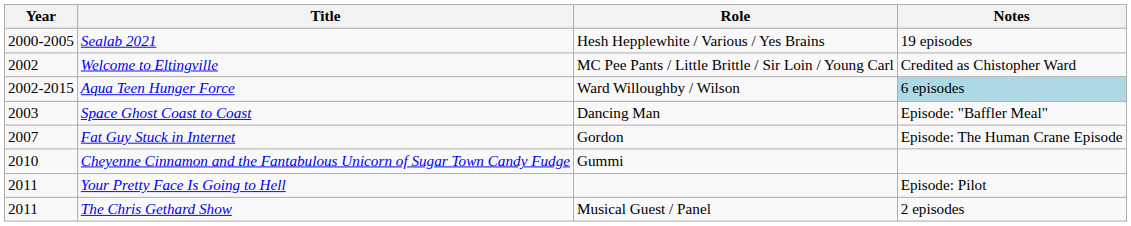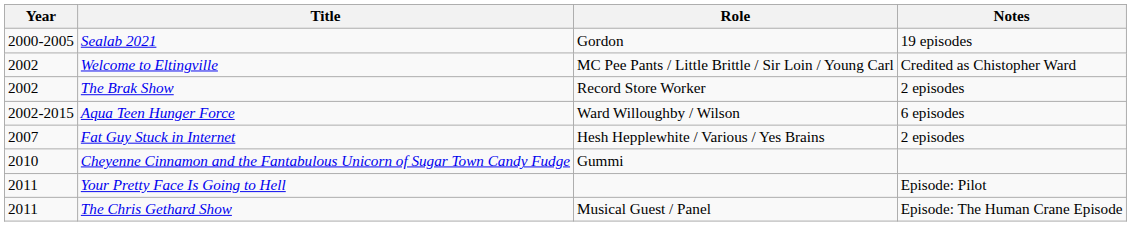(701, 40) Hesh Hepplewhite / Various / Yes Brains -> (600, 40) Gordon
+ row: (127, 88)
(933, 88) lightblue background -> (933, 112) no background
- row: (166, 112)
(600, 137) Gordon -> (701, 137) Hesh Hepplewhite / Various / Yes Brains
(1012, 137) Episode: The Human Crane Episode -> (933, 137) 2 episodes
(933, 209) 2 episodes -> (1012, 209) Episode: The Human Crane Episode
